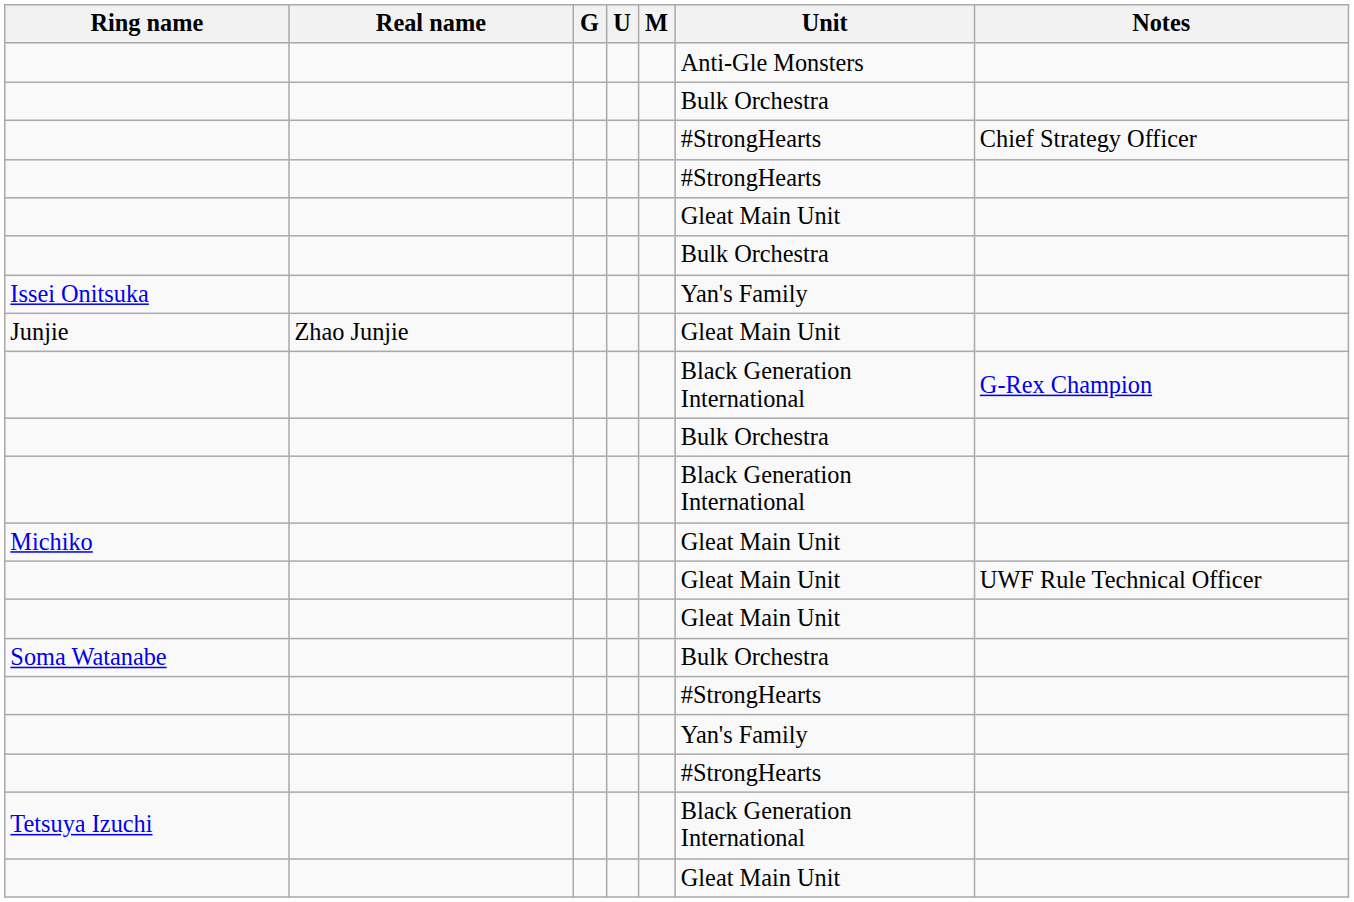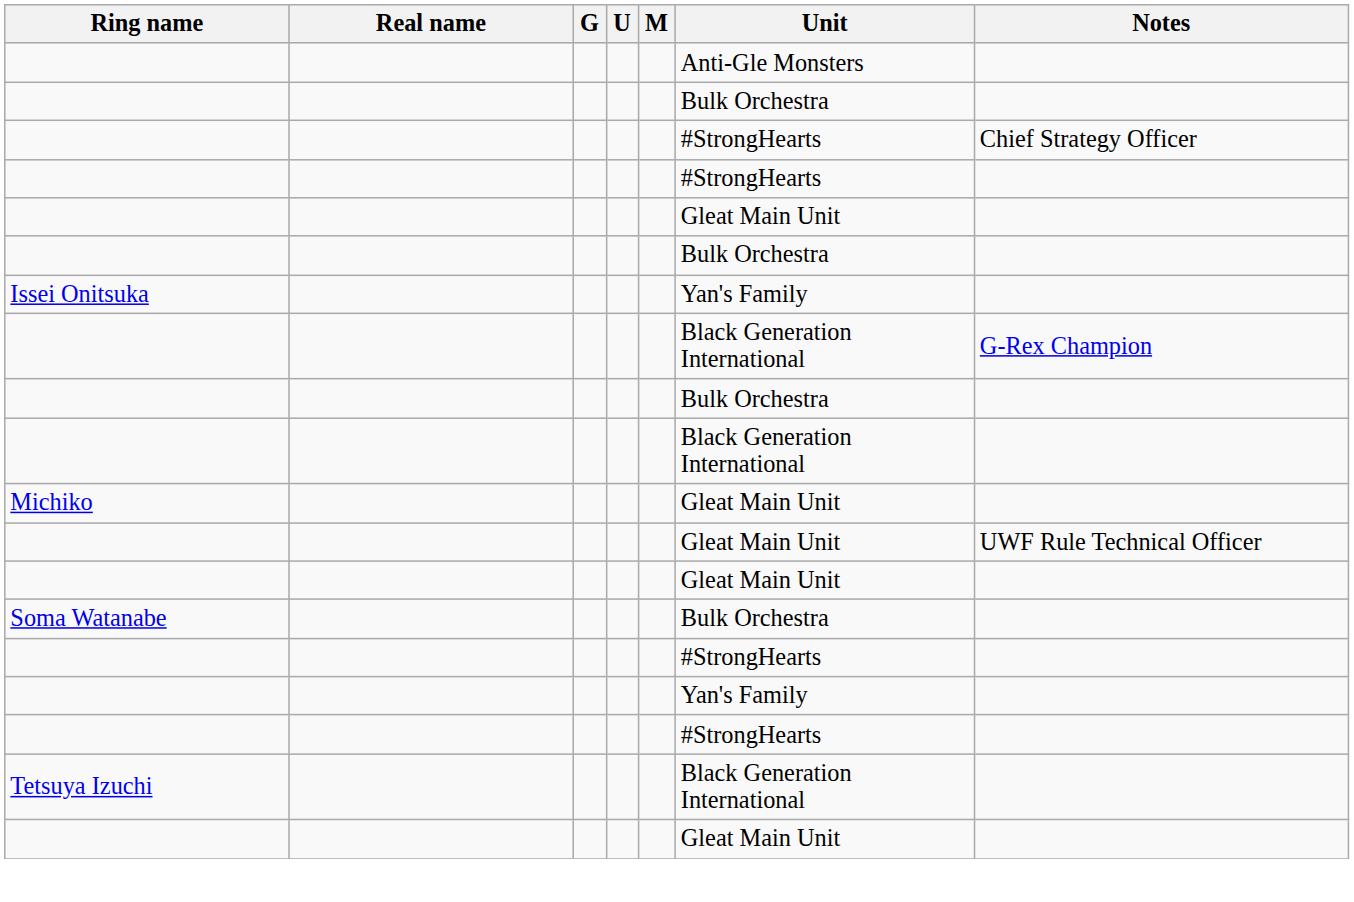- row: (39, 332)
